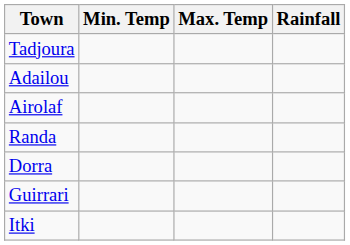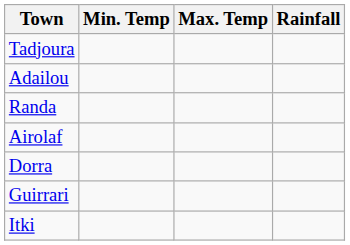rows swapped: (33, 136) <-> (36, 107)
